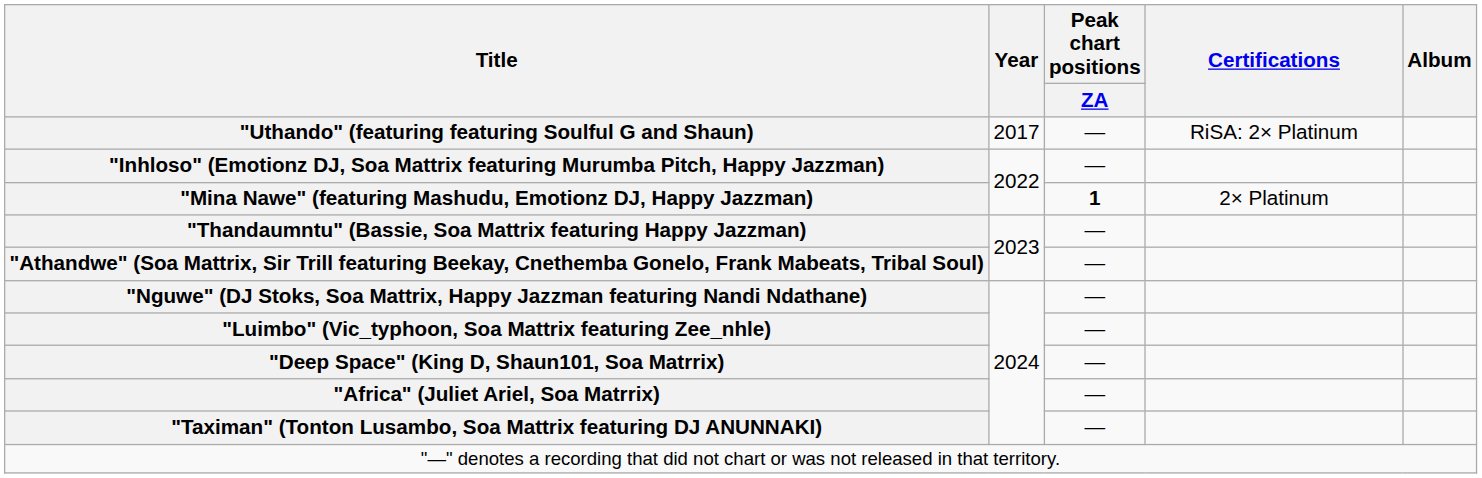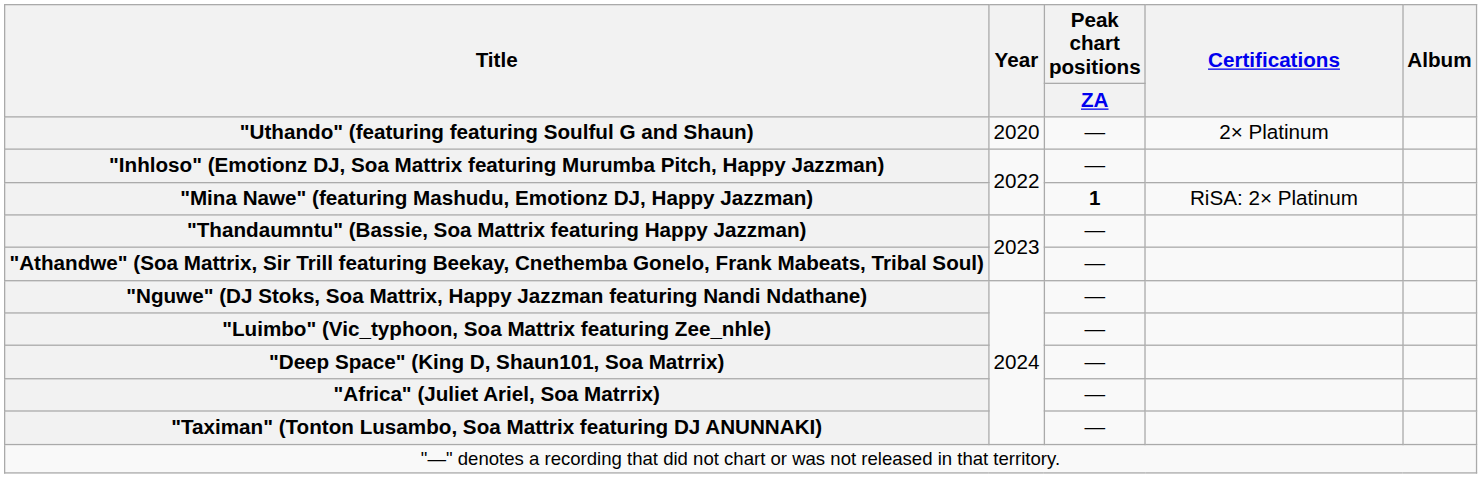(1016, 132) 2017 -> (1016, 132) 2020
(1274, 132) RiSA: 2× Platinum -> (1274, 132) 2× Platinum
(1274, 198) 2× Platinum -> (1274, 198) RiSA: 2× Platinum
